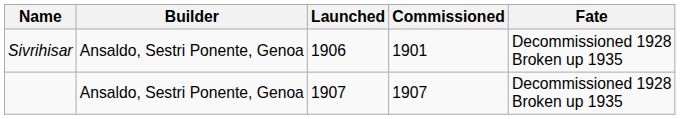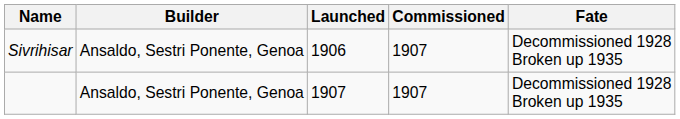(410, 50) 1901 -> (410, 50) 1907
